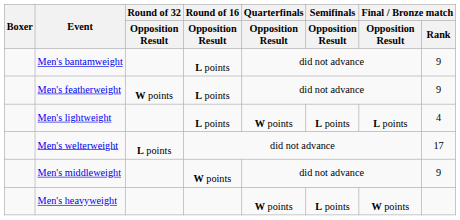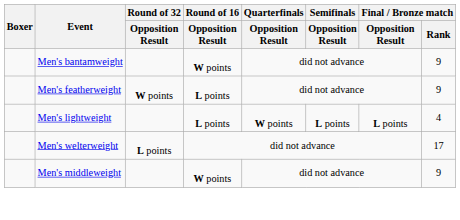(212, 68) L points -> (212, 68) W points
- row: (77, 201)
